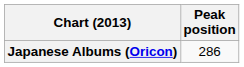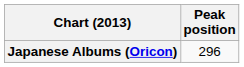(210, 51) 286 -> (210, 51) 296
